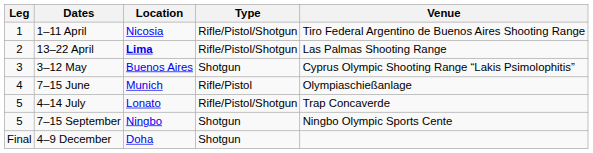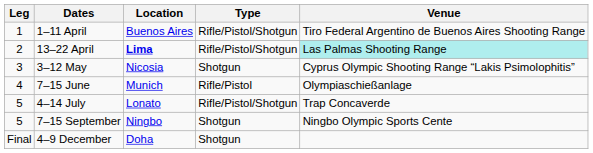(145, 31) Nicosia -> (160, 31) Buenos Aires
(375, 49) no background -> (375, 49) paleturquoise background
(160, 67) Buenos Aires -> (145, 67) Nicosia
